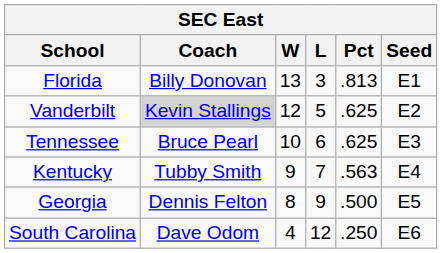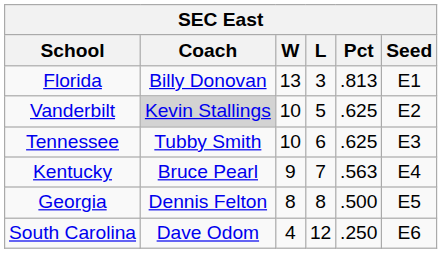(290, 111) 12 -> (290, 111) 10
(208, 141) Bruce Pearl -> (208, 141) Tubby Smith
(208, 171) Tubby Smith -> (208, 171) Bruce Pearl
(321, 202) 9 -> (321, 202) 8
